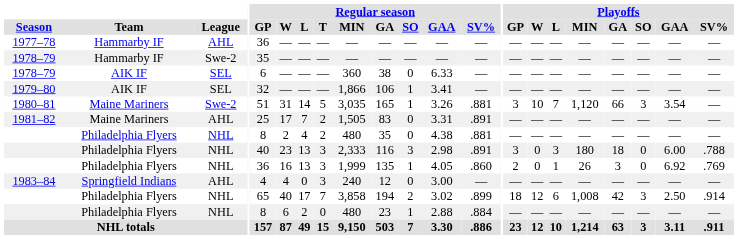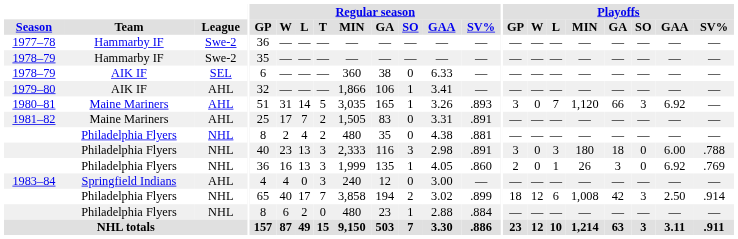(221, 42) AHL -> (221, 42) Swe-2
(221, 88) SEL -> (221, 88) AHL
(221, 104) Swe-2 -> (221, 104) AHL
(481, 104) .881 -> (481, 104) .893
(537, 104) 10 -> (537, 104) 0
(675, 104) 3.54 -> (675, 104) 6.92
